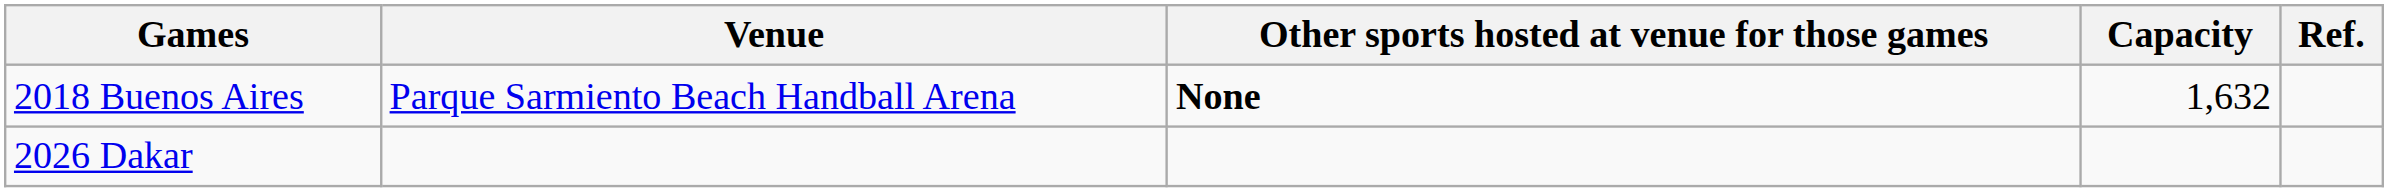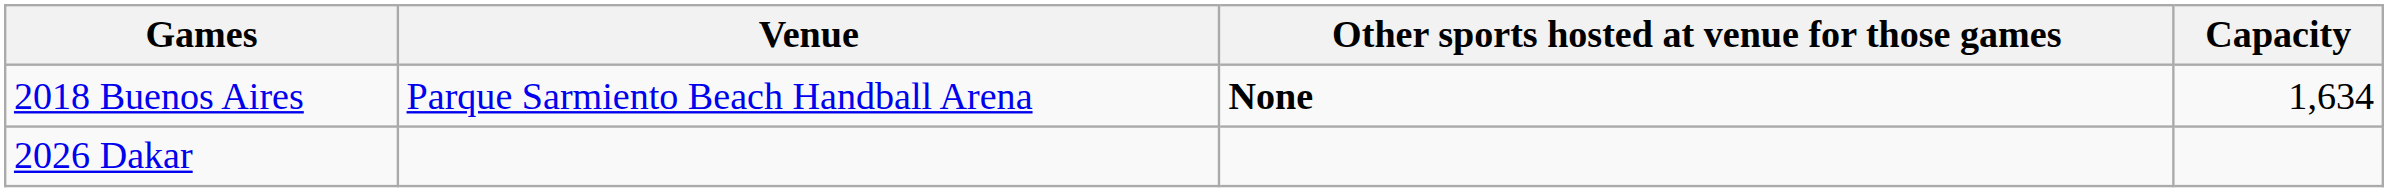- column: (2331, 34)
(2228, 95) 1,632 -> (2331, 95) 1,634
